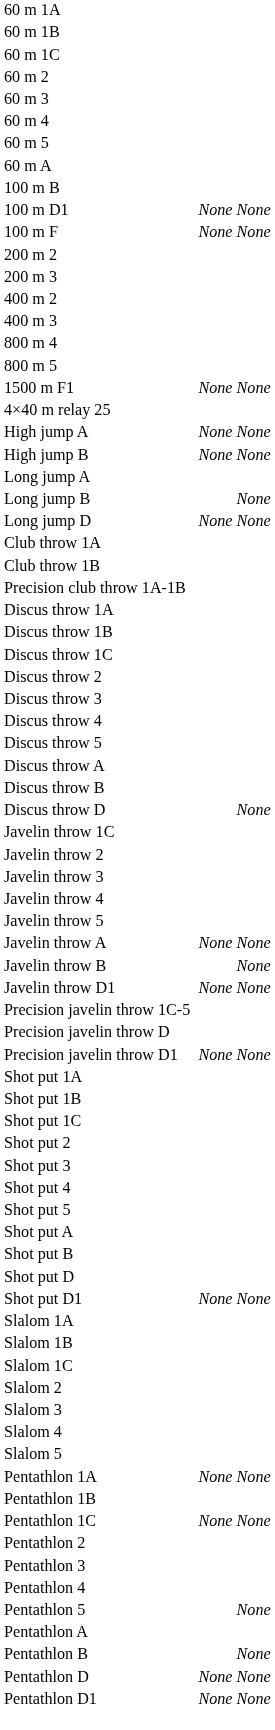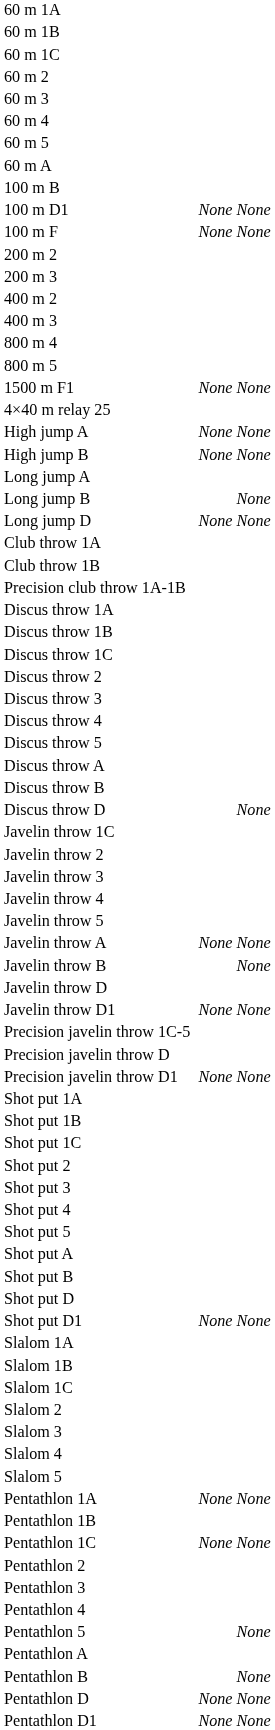+ row: (56, 987)
